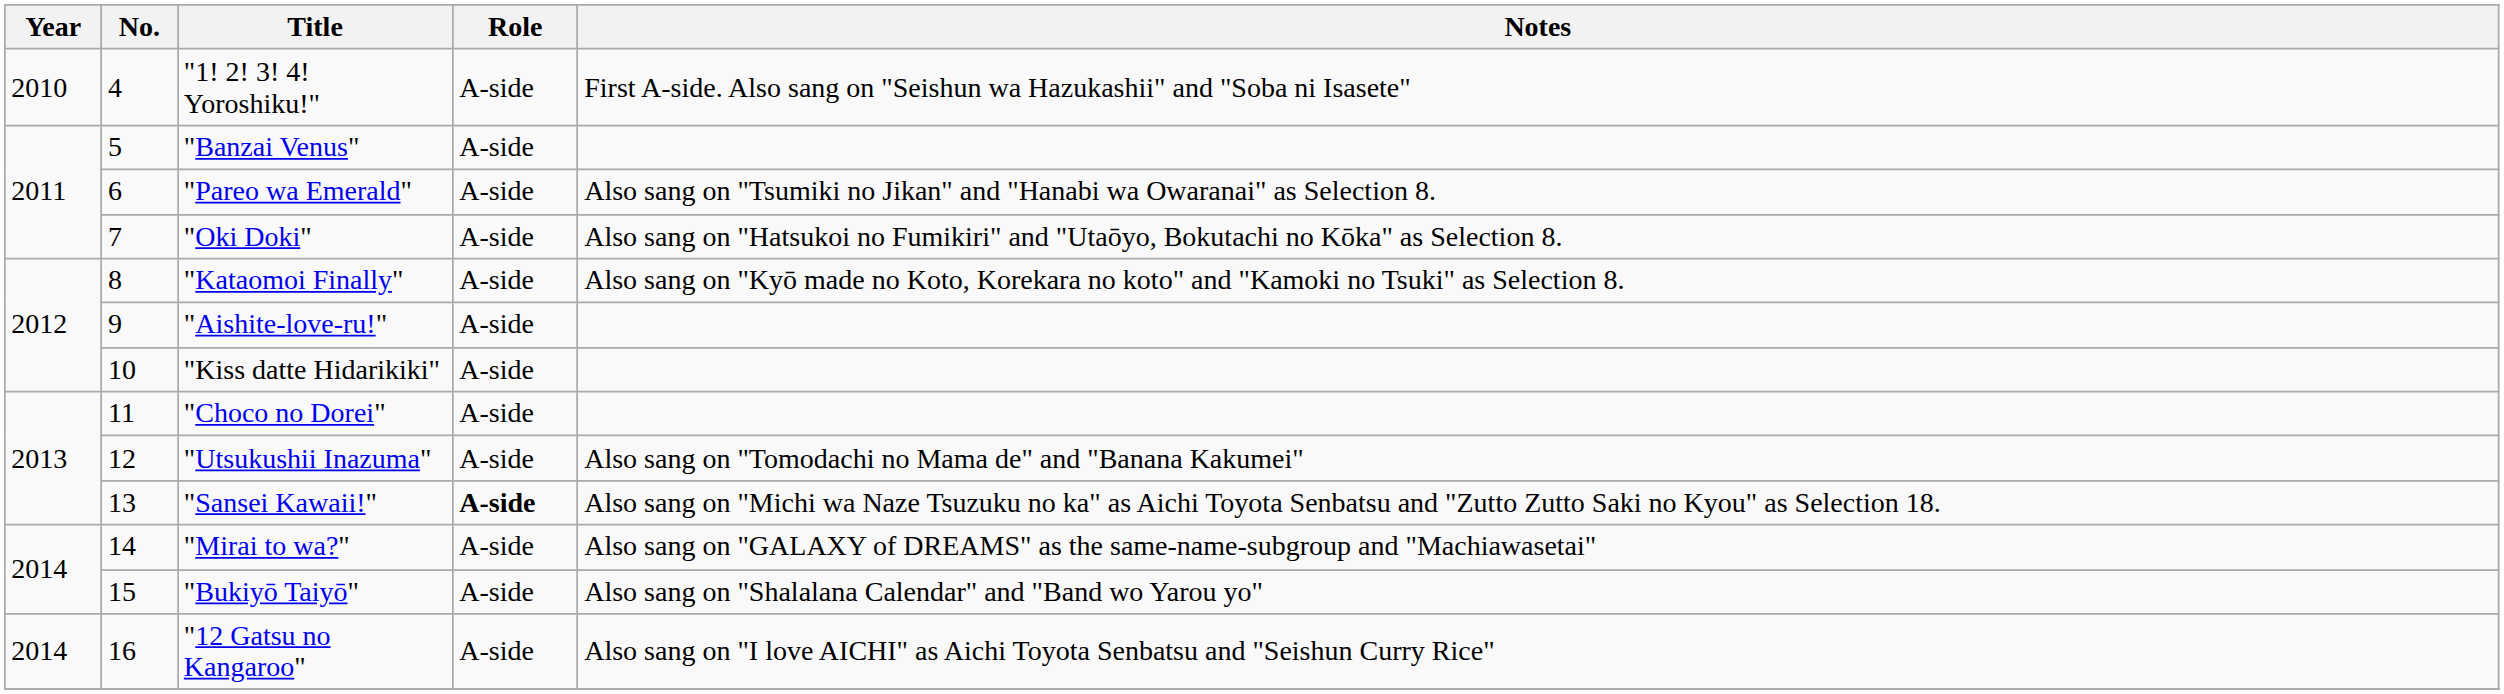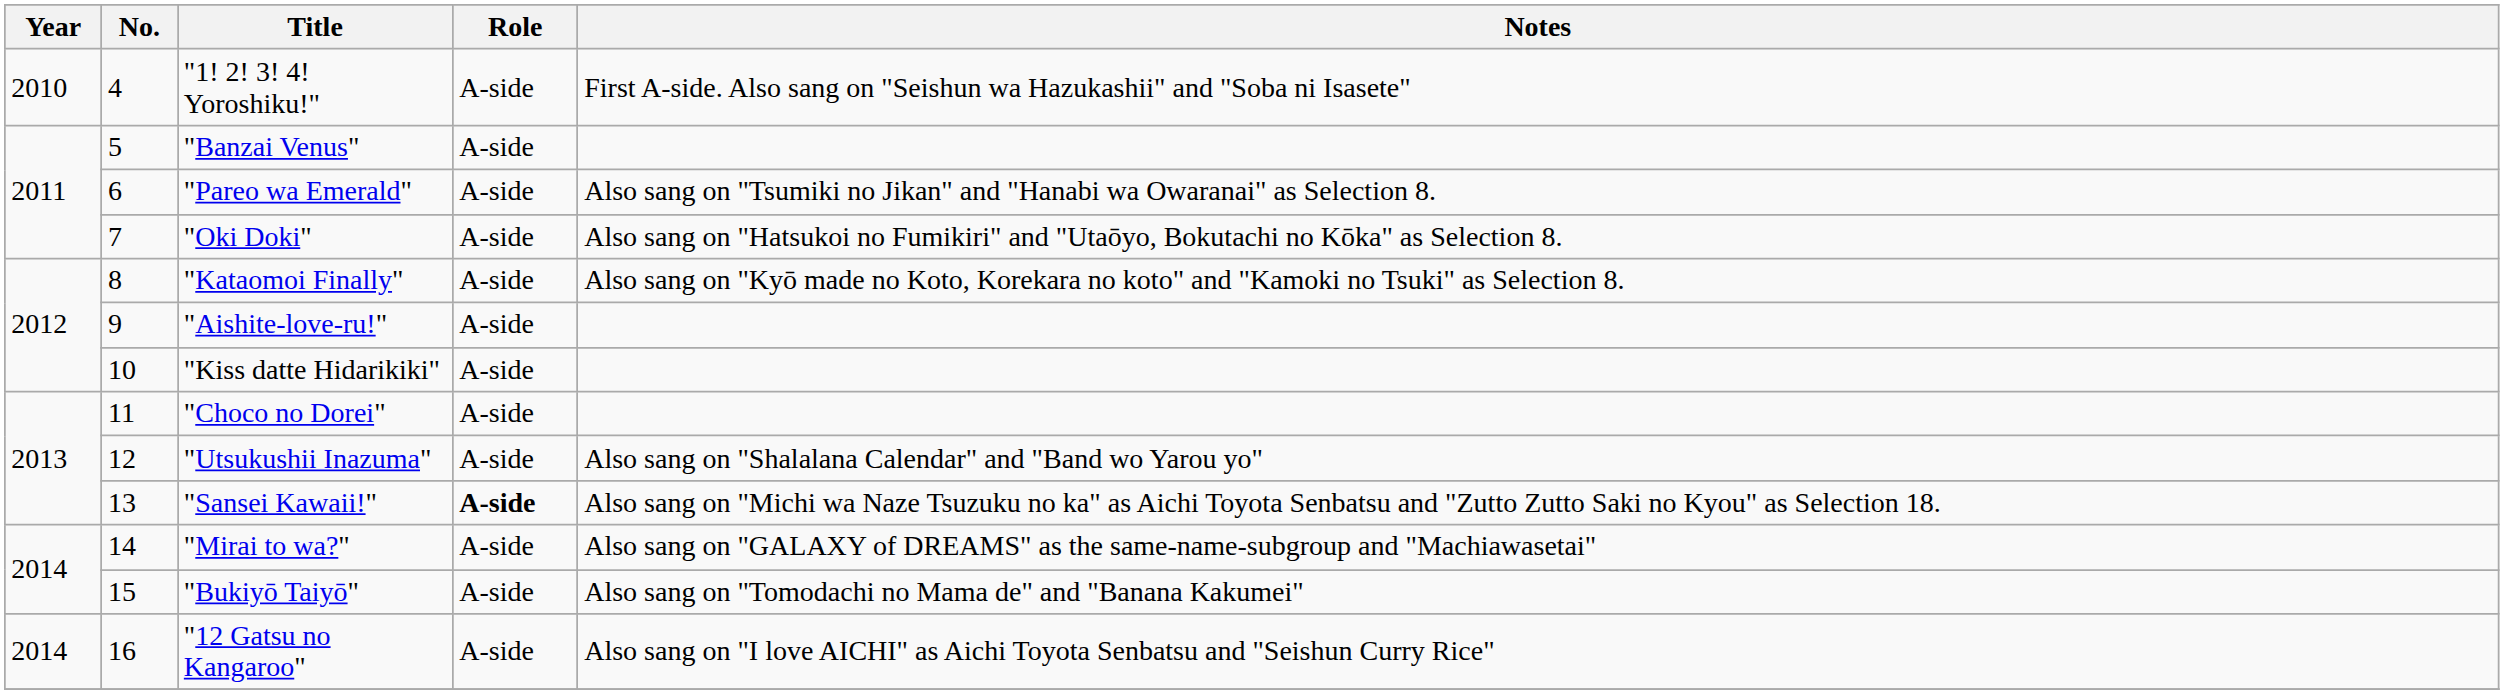(944, 457) Also sang on "Tomodachi no Mama de" and "Banana Kakumei" -> (924, 457) Also sang on "Shalalana Calendar" and "Band wo Yarou yo"
(924, 591) Also sang on "Shalalana Calendar" and "Band wo Yarou yo" -> (944, 591) Also sang on "Tomodachi no Mama de" and "Banana Kakumei"
